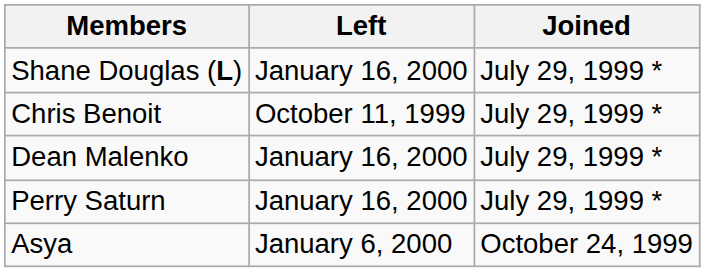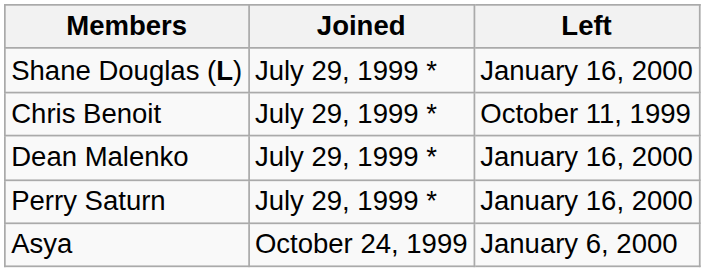columns swapped: (587, 26) <-> (361, 26)
